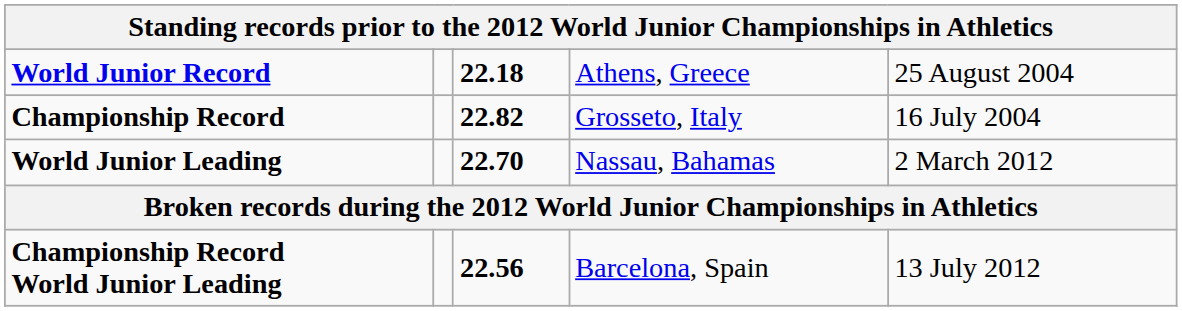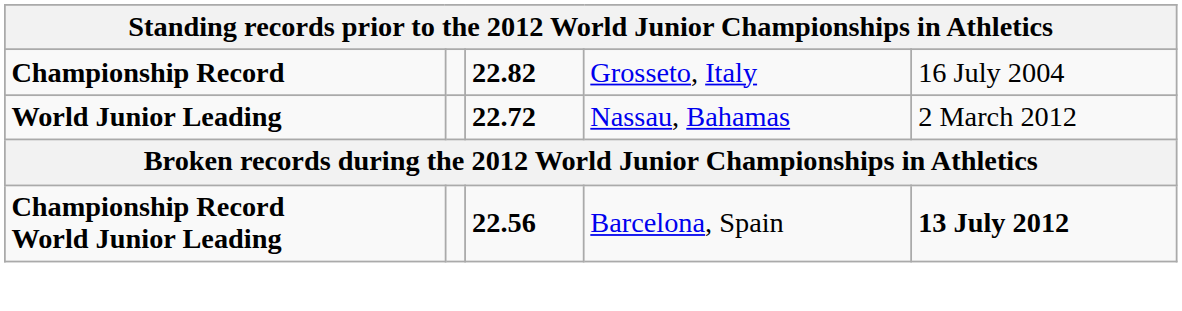- row: (141, 71)
(492, 161) 22.70 -> (504, 116) 22.72
(968, 267) normal -> (994, 222) bold
